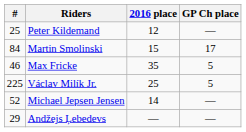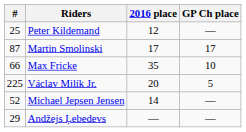(15, 48) 84 -> (15, 48) 87
(153, 48) 15 -> (153, 48) 17
(15, 66) 46 -> (15, 66) 66
(210, 66) 5 -> (210, 66) 10
(153, 83) 25 -> (153, 83) 20
